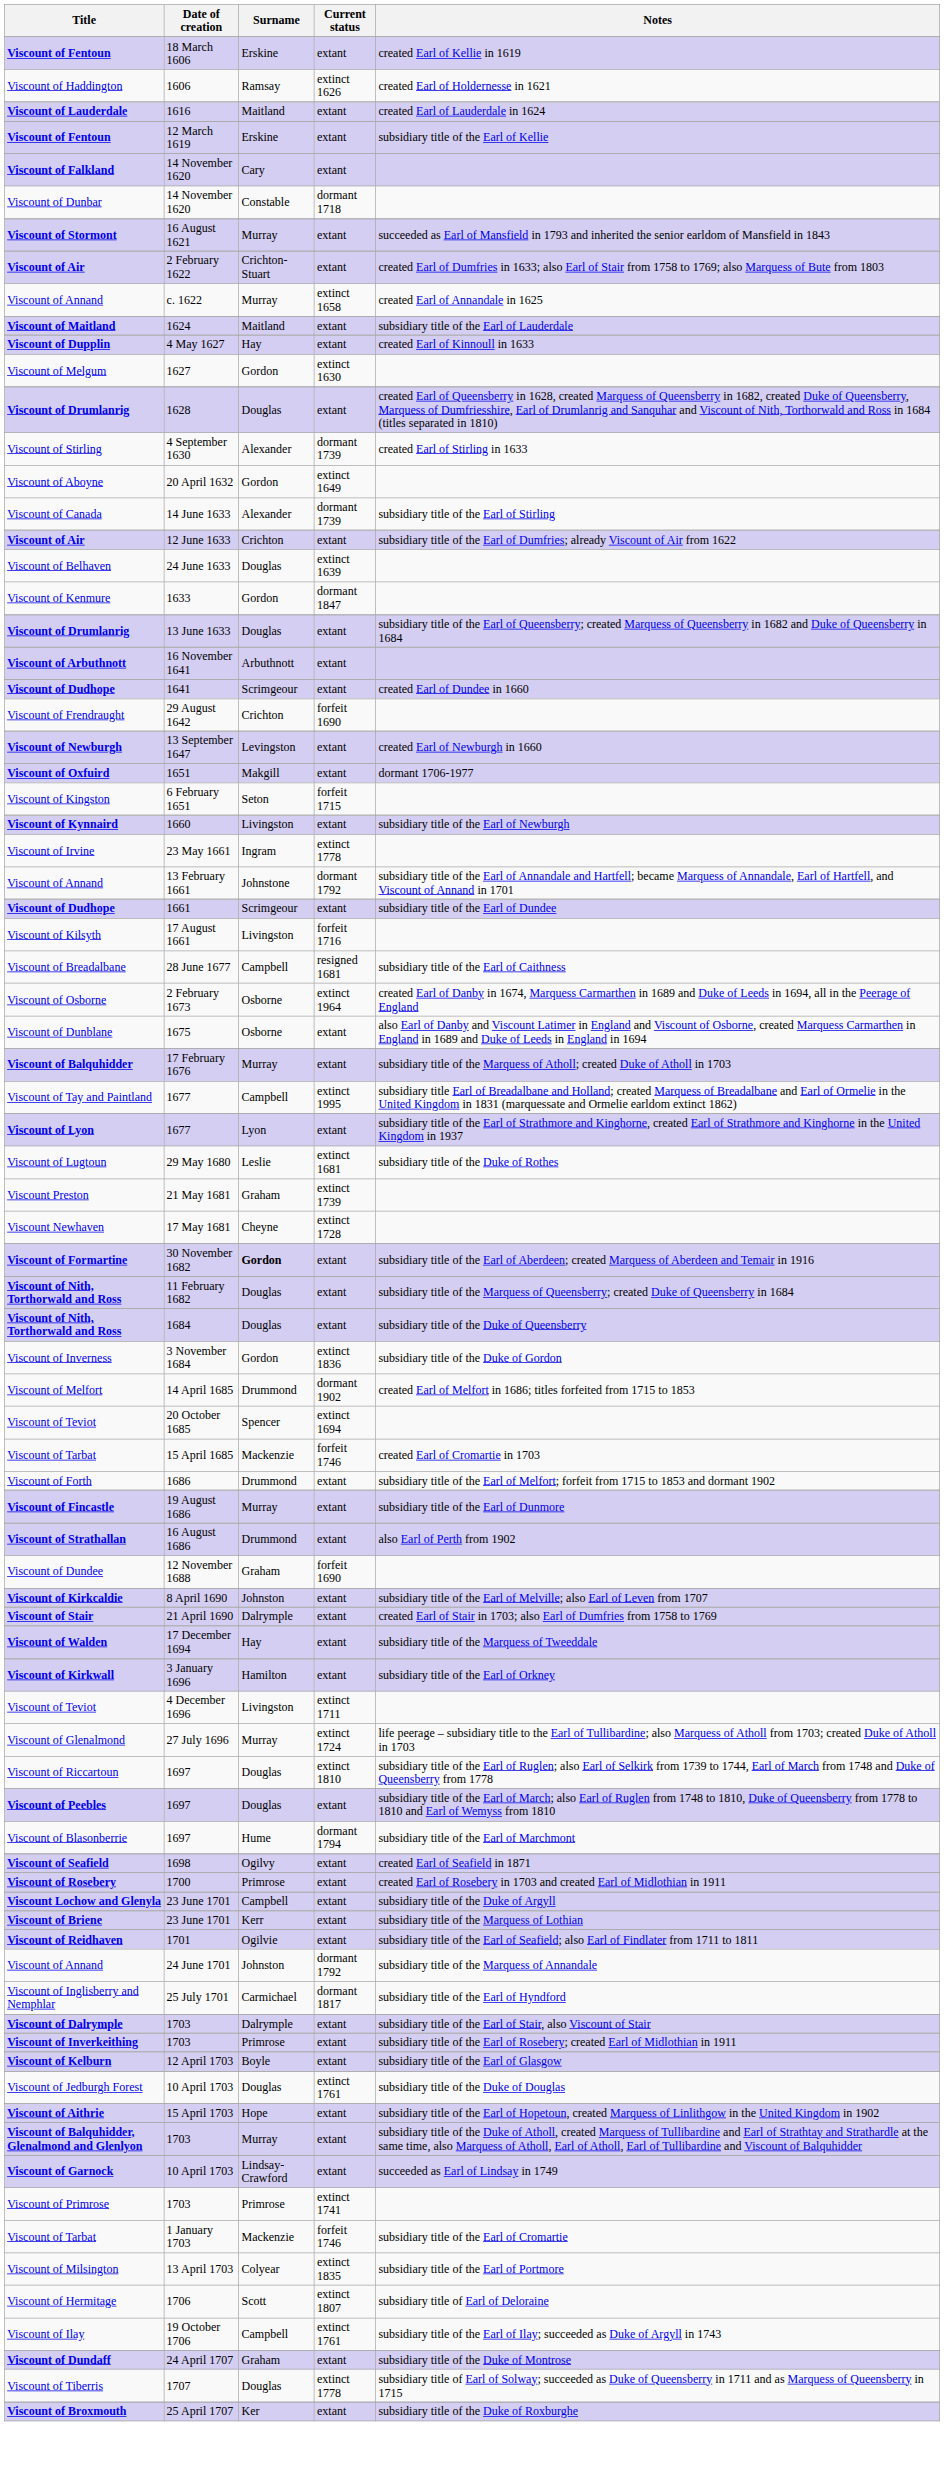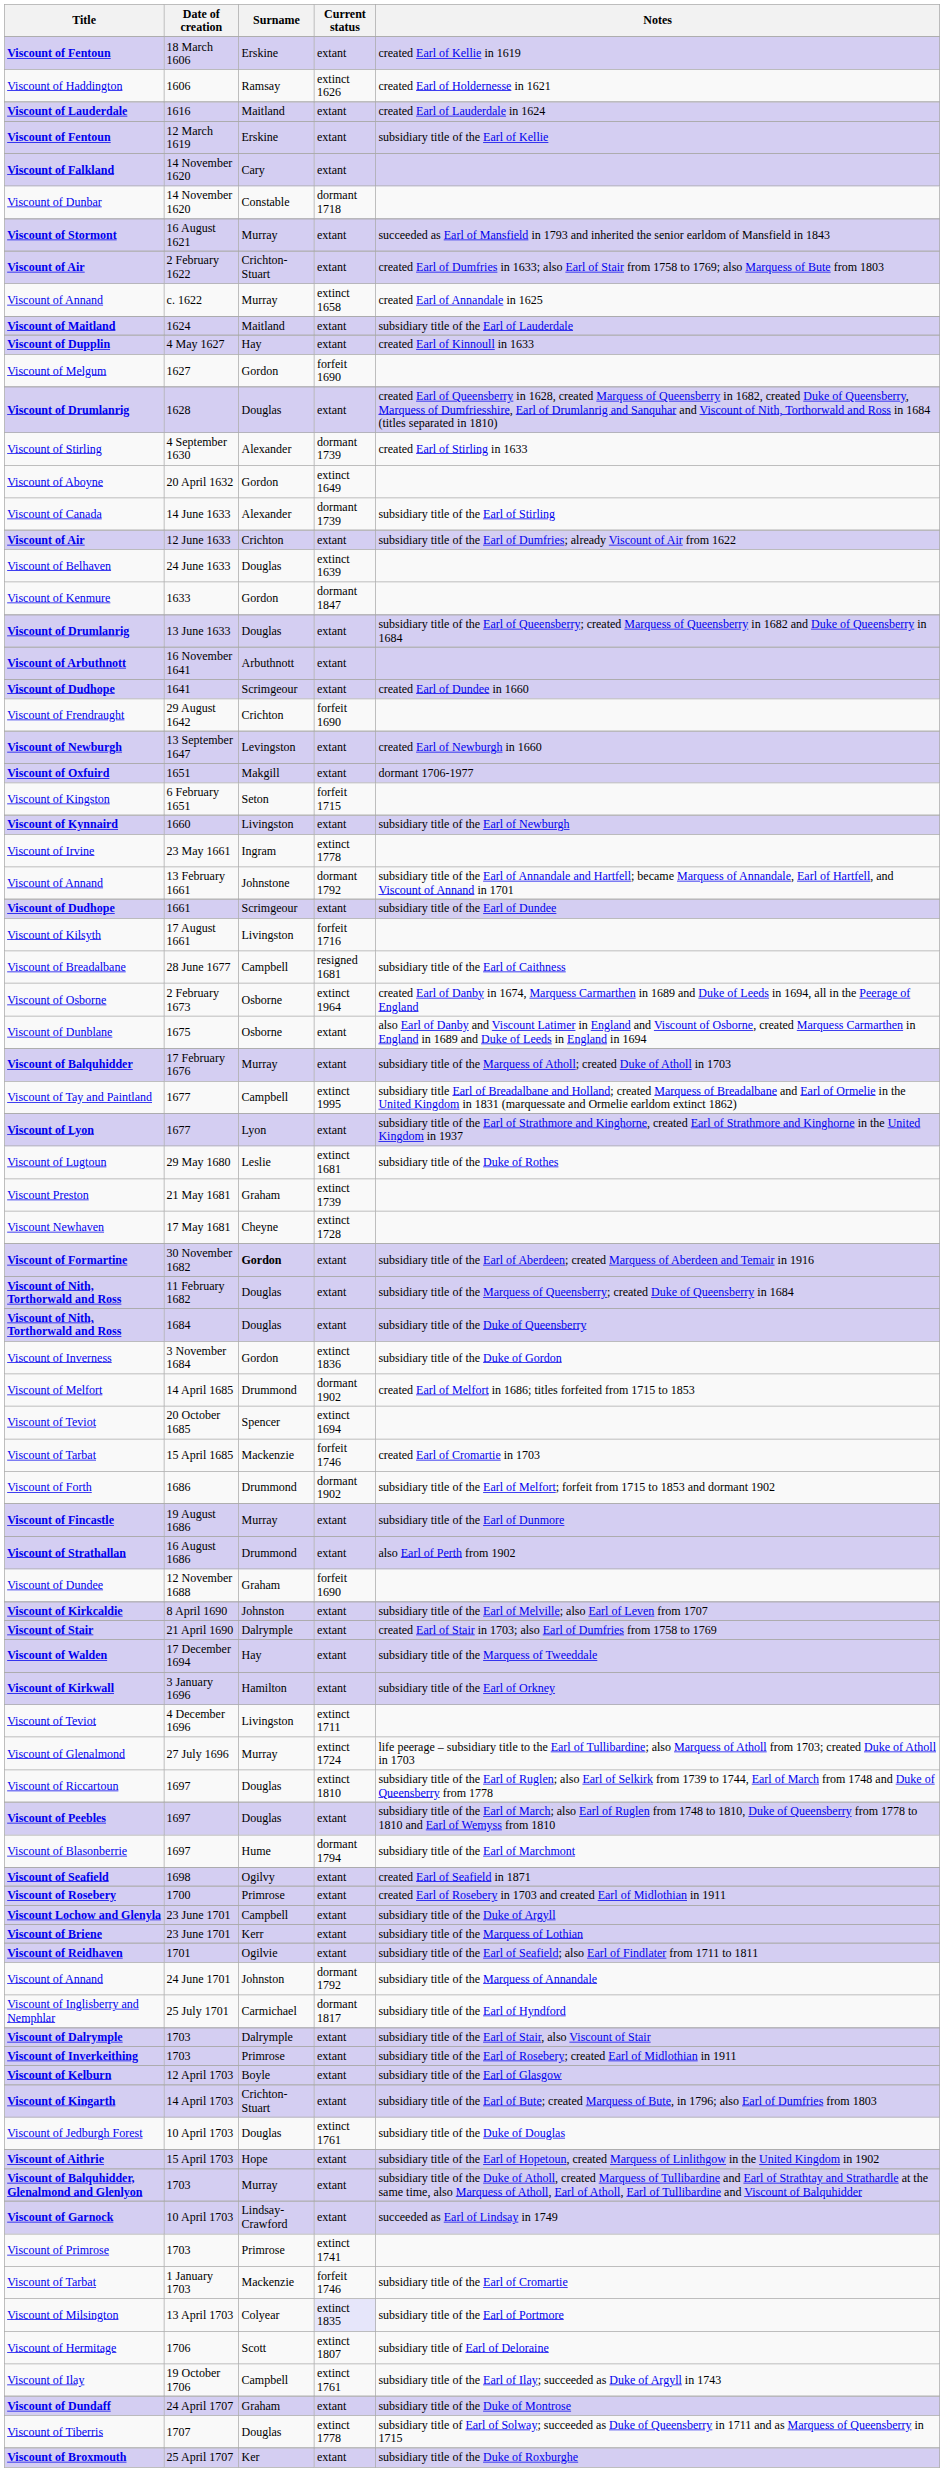(333, 370) extinct 1630 -> (332, 370) forfeit 1690
(332, 1481) extant -> (337, 1487) dormant 1902
+ row: (61, 2100)
(333, 2269) no background -> (333, 2315) lavender background
